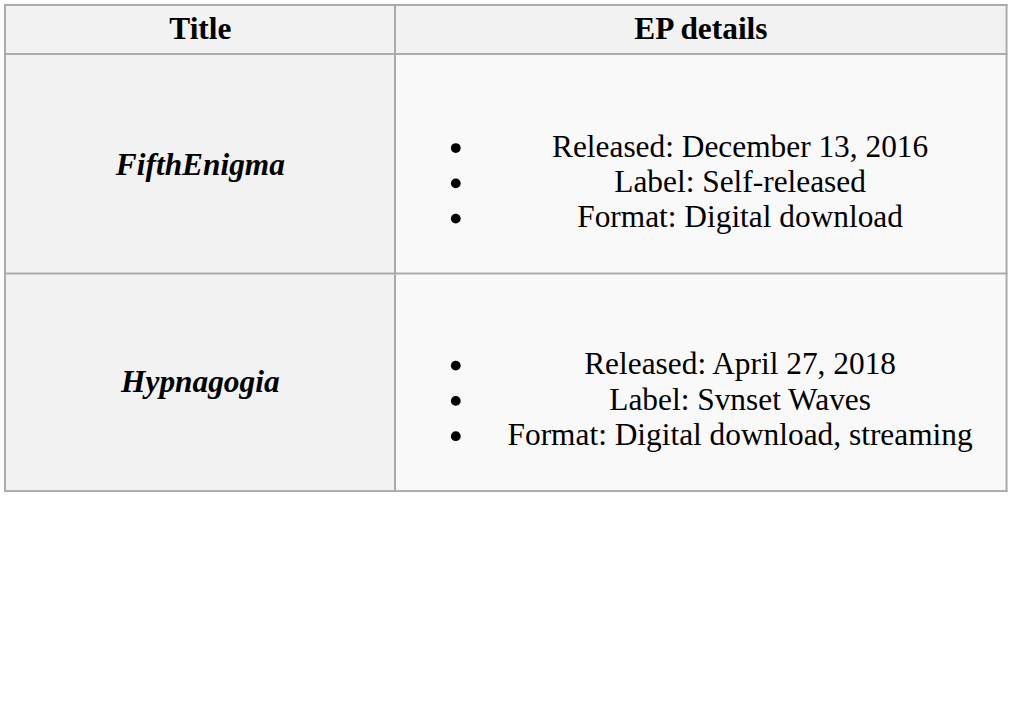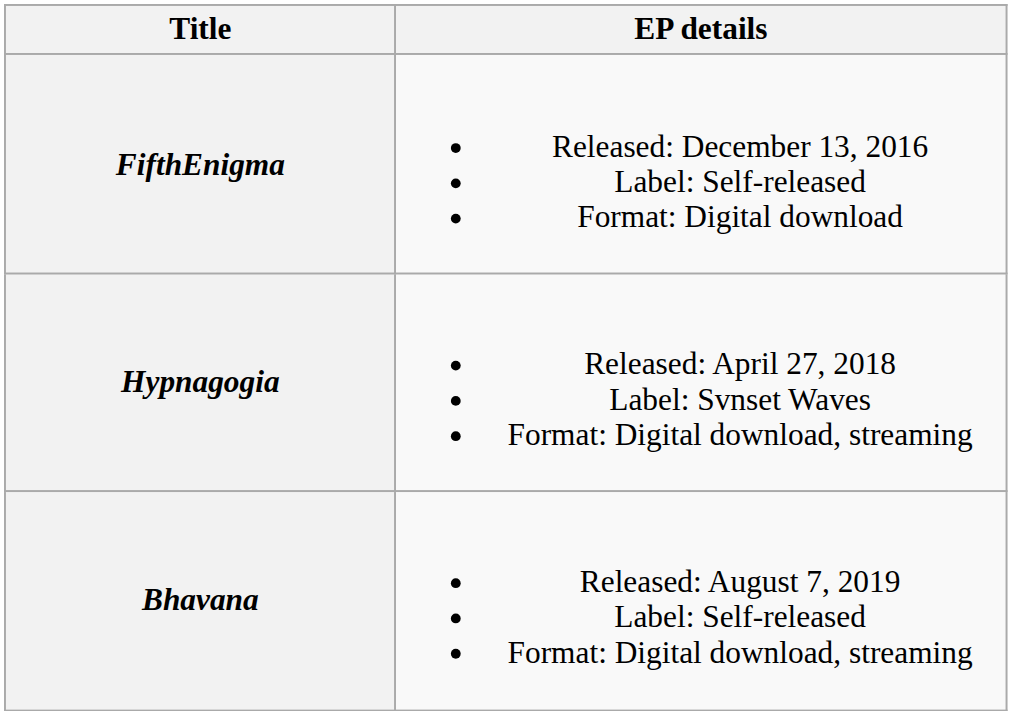+ row: (200, 599)
